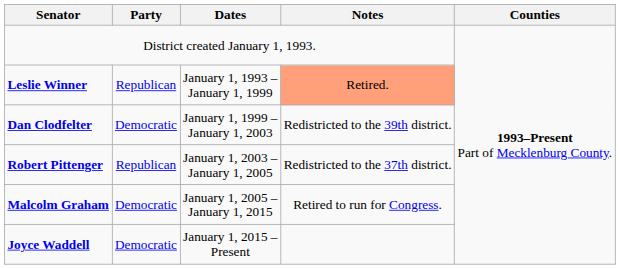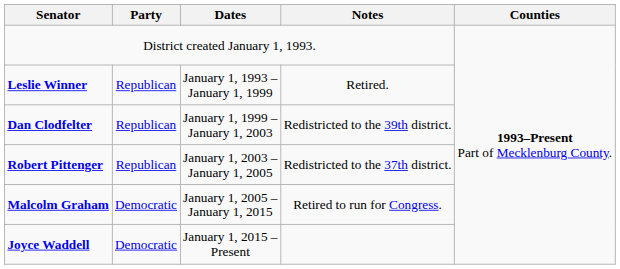(368, 85) lightsalmon background -> (368, 85) no background
(146, 125) Democratic -> (146, 125) Republican
